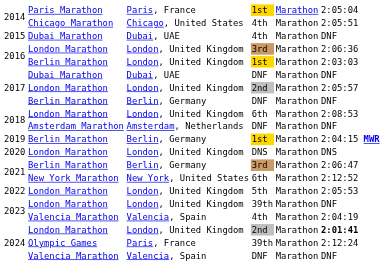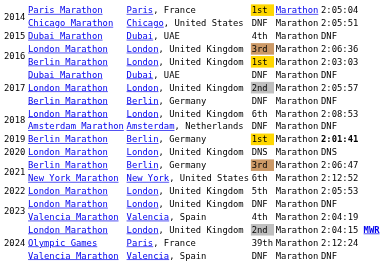(260, 23) 4th -> (260, 23) DNF
(350, 139) 2:04:15 MWR -> (340, 139) 2:01:41
(262, 204) 39th -> (260, 204) DNF
(340, 230) 2:01:41 -> (350, 230) 2:04:15 MWR
